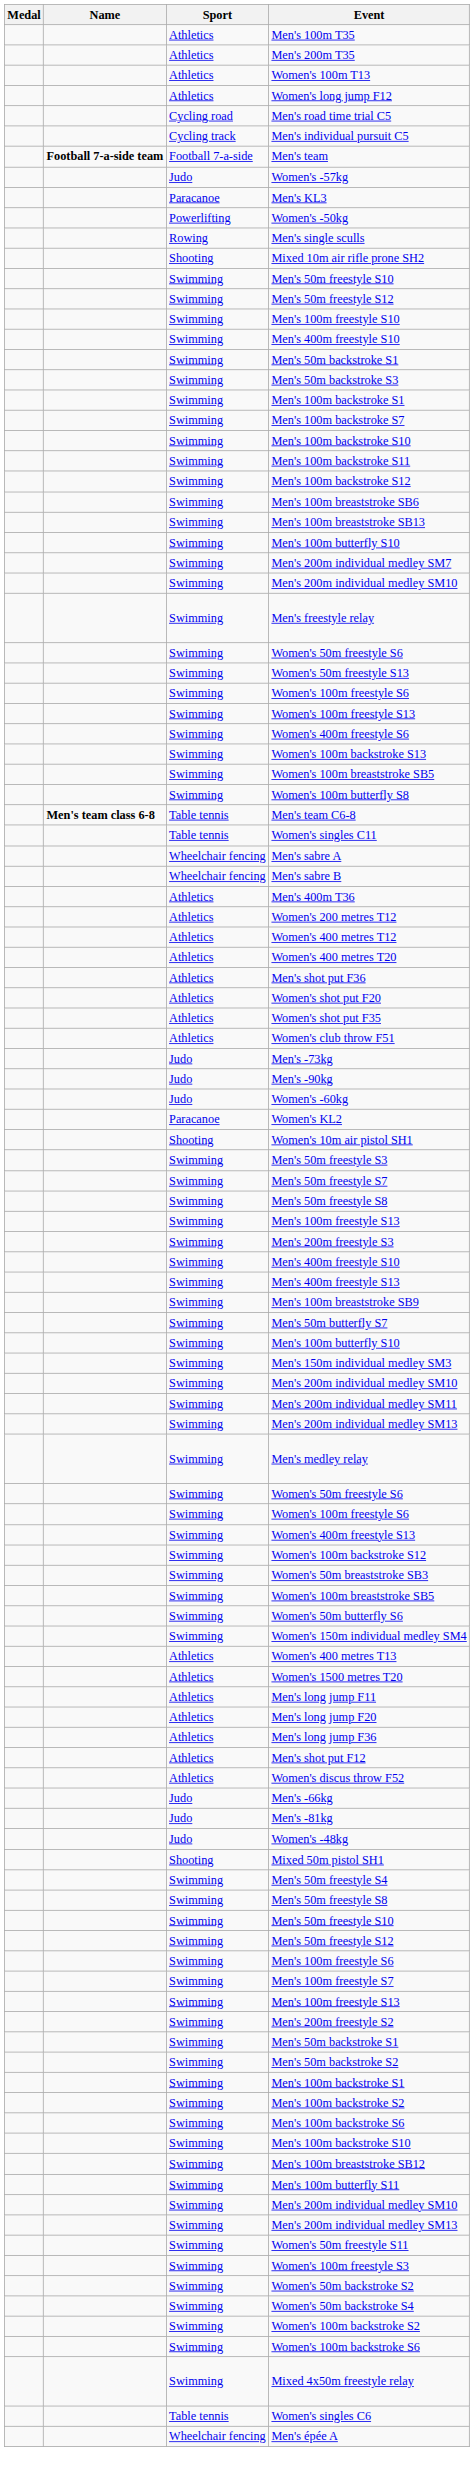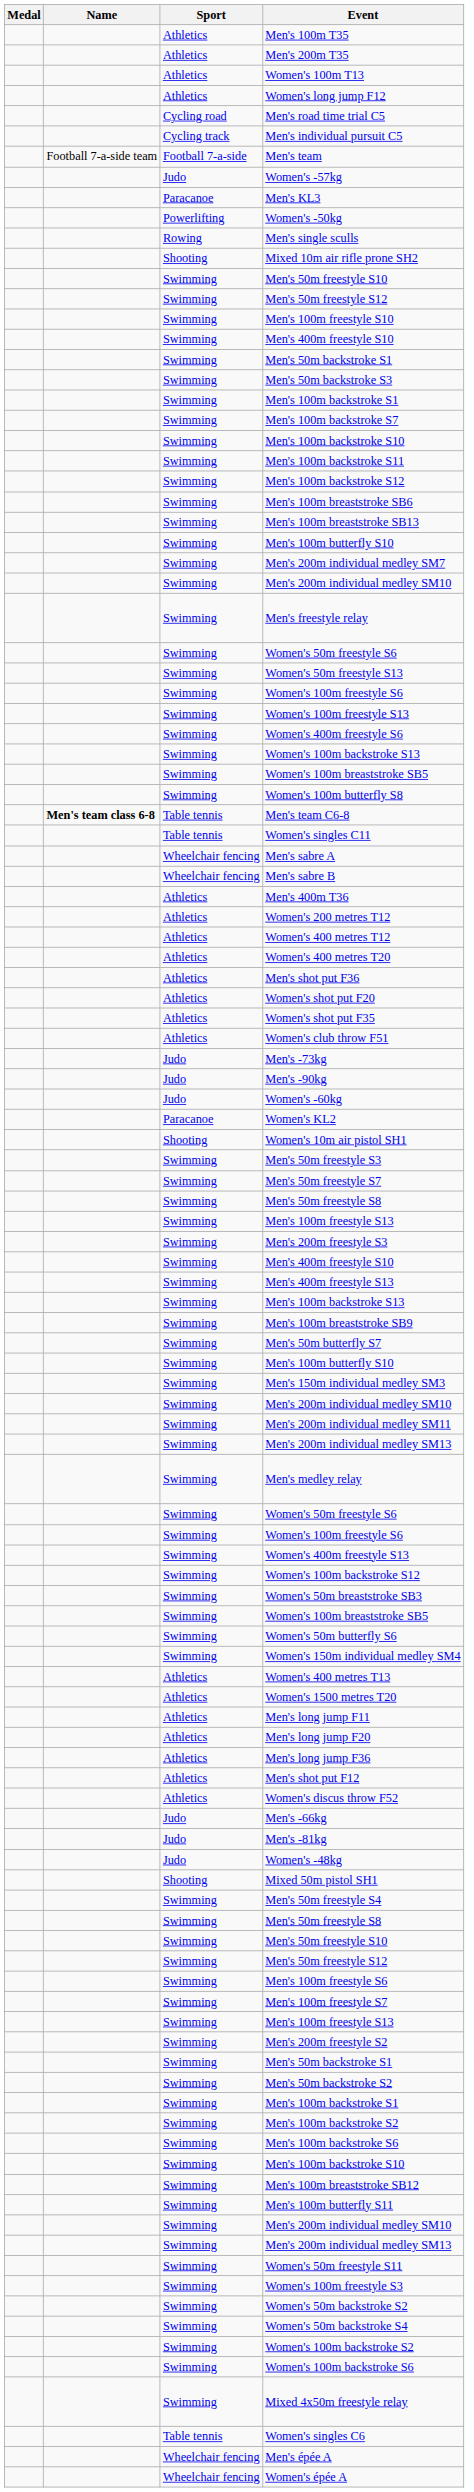(105, 156) bold -> (102, 156) normal
+ row: (190, 1302)
+ row: (211, 2477)
